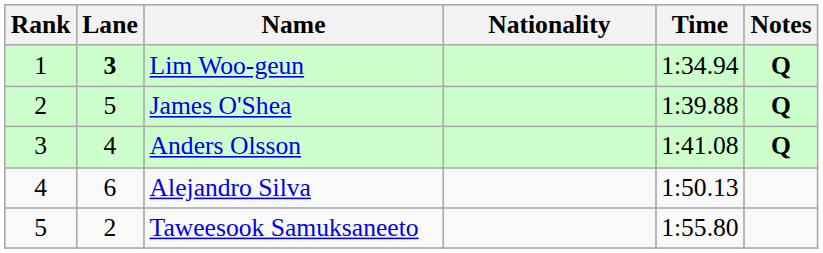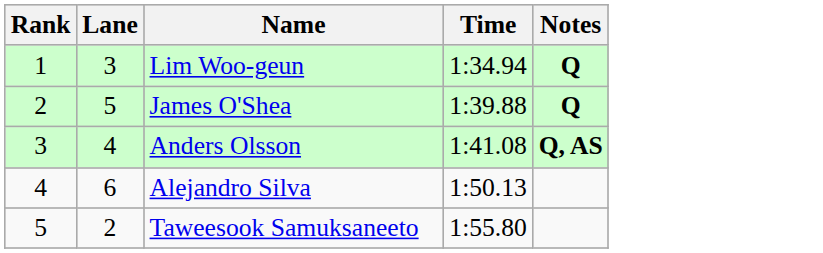- column: (549, 24)
(110, 65) bold -> (110, 65) normal
(781, 146) Q -> (571, 146) Q, AS
